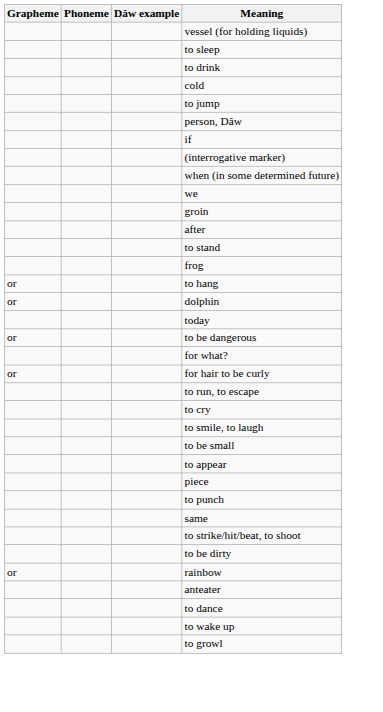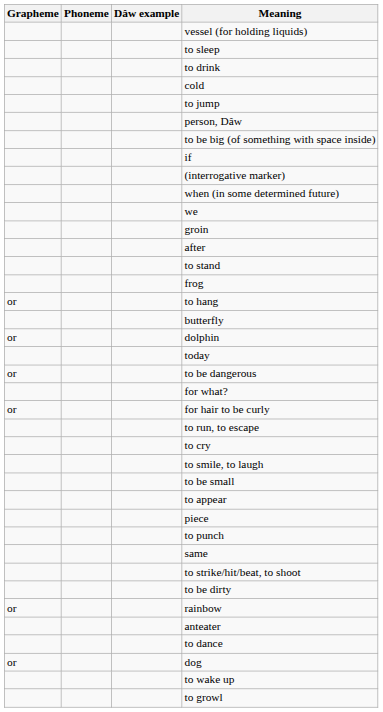+ row: (280, 139)
+ row: (204, 319)
+ row: (193, 662)
